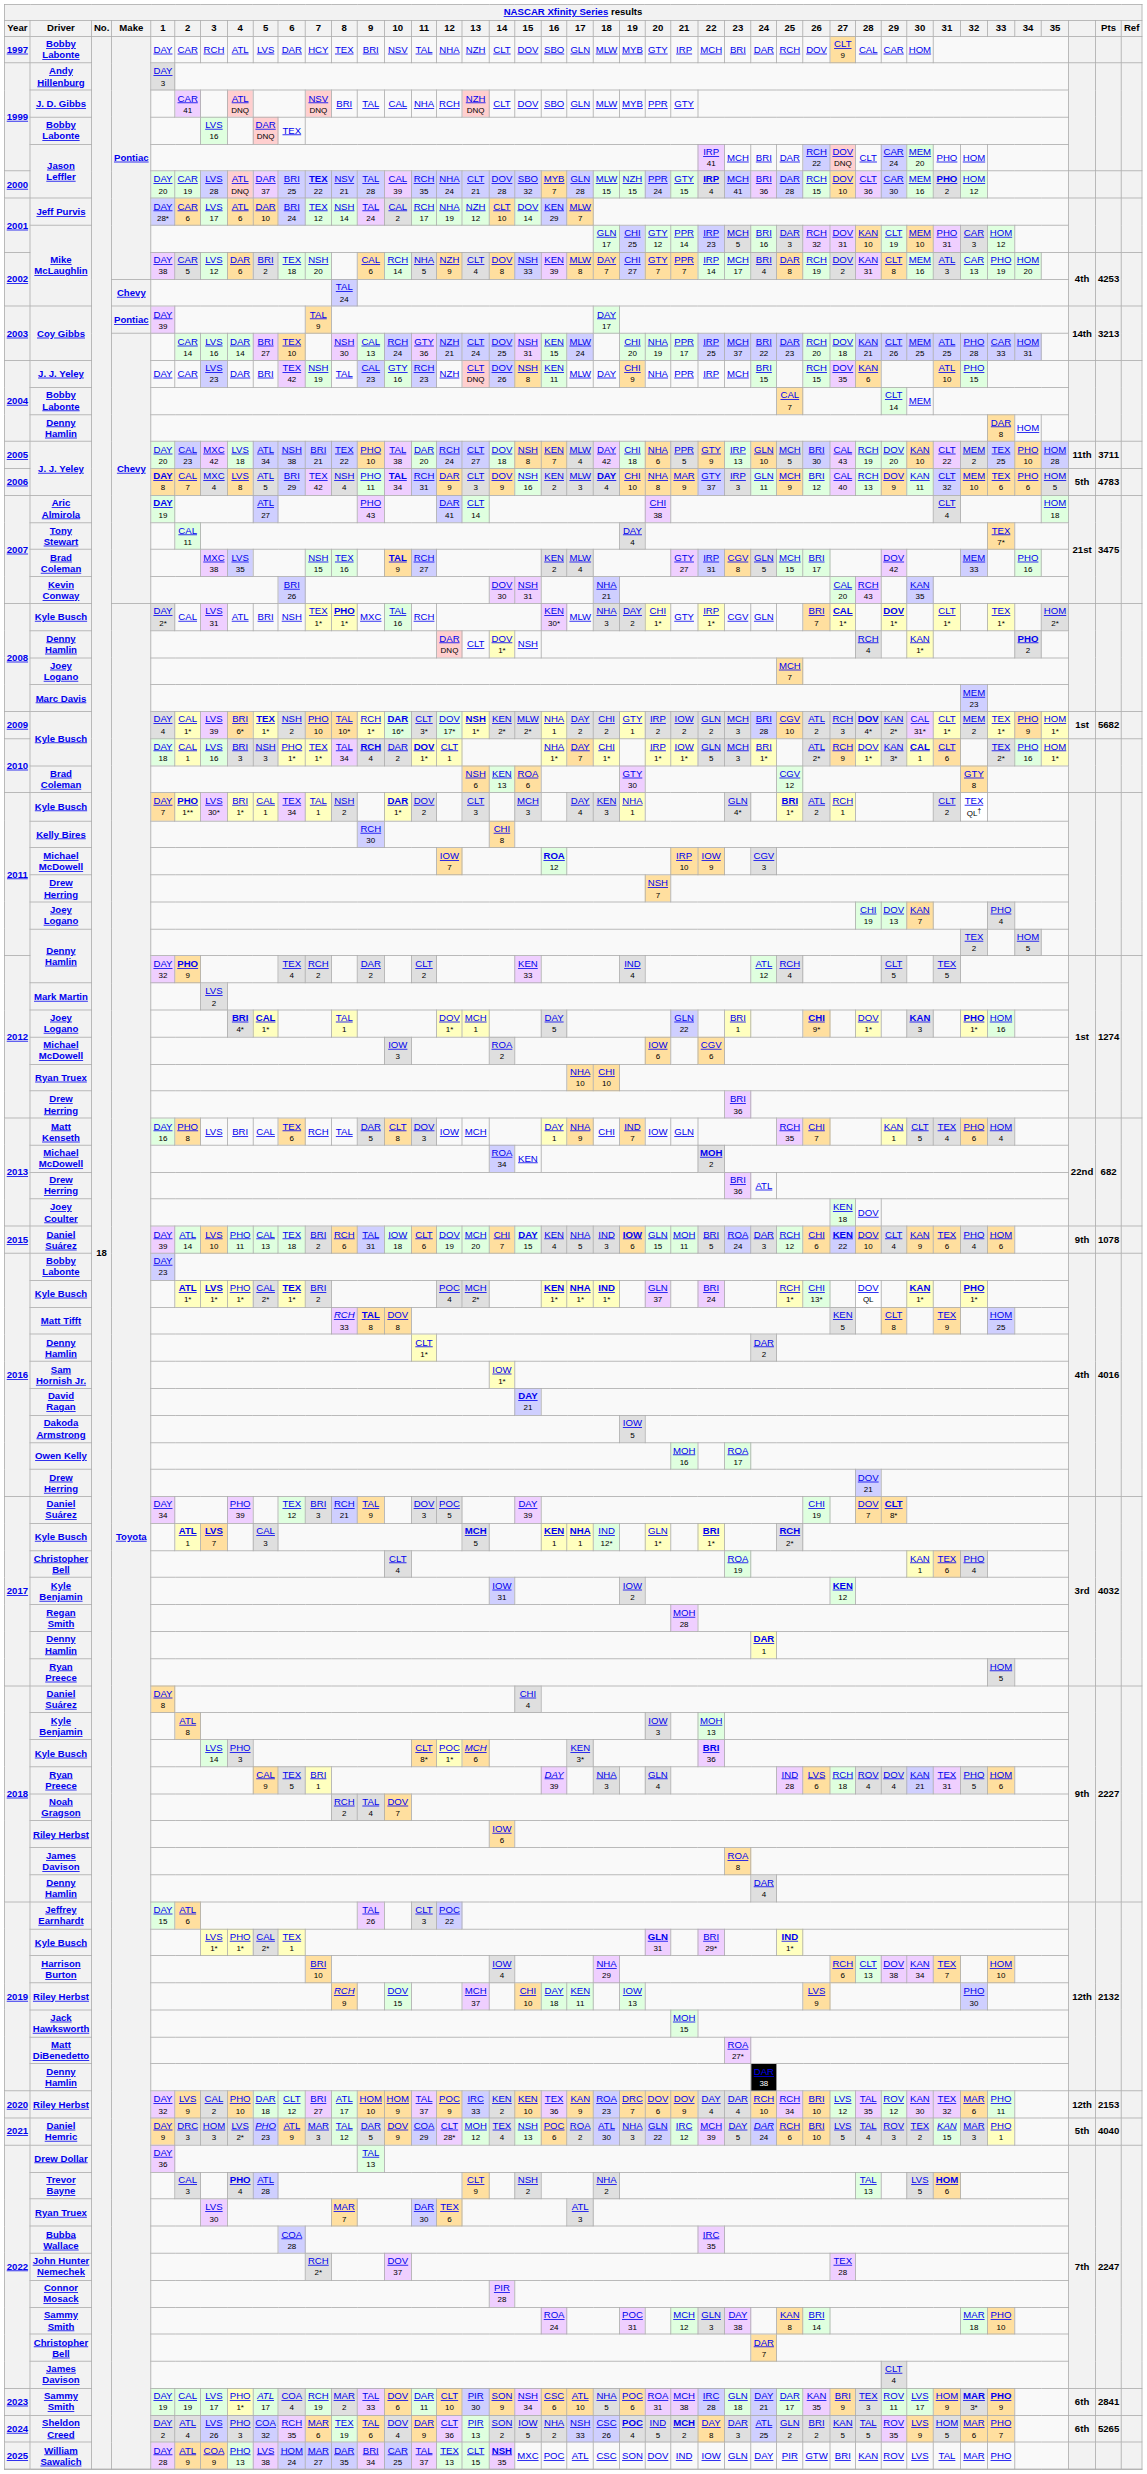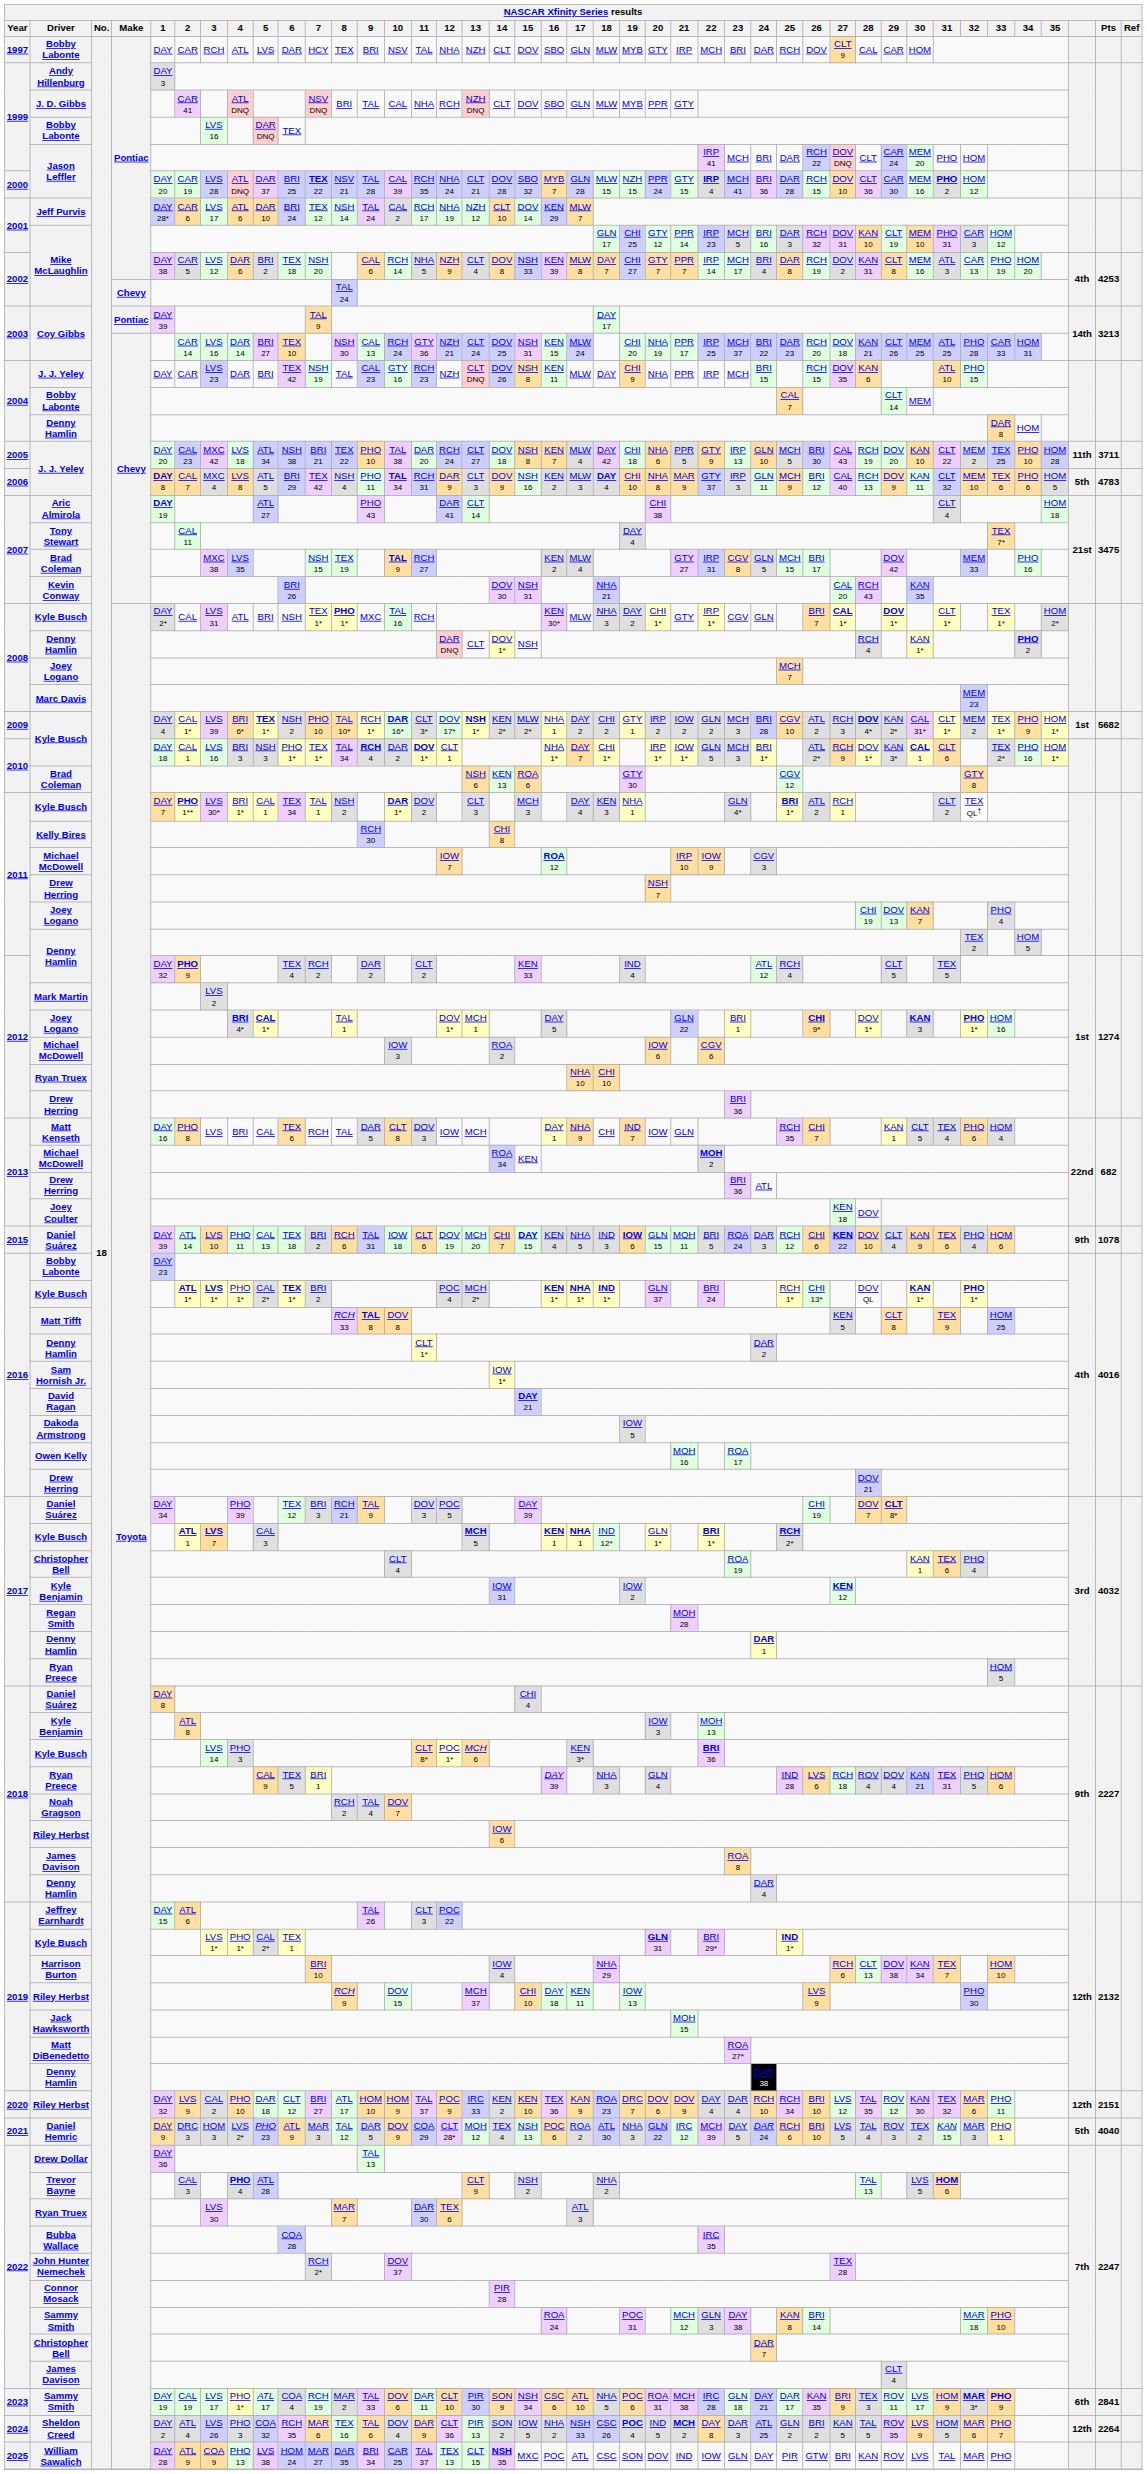(344, 563) TEX 16 -> (344, 563) TEX 19
(1109, 2105) 2153 -> (1109, 2105) 2151
(344, 2428) TEX 19 -> (344, 2428) TEX 16
(1082, 2429) 6th -> (1082, 2429) 12th
(1109, 2429) 5265 -> (1109, 2429) 2264
